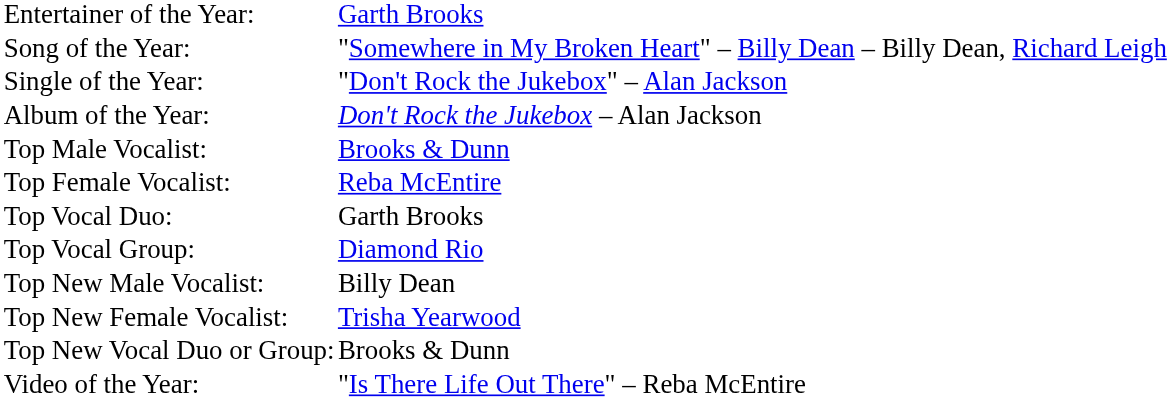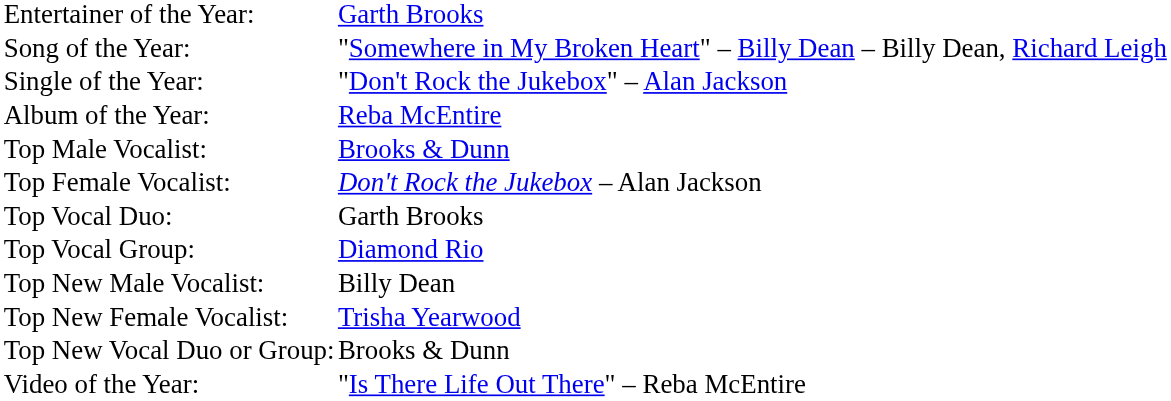(550, 115) Don't Rock the Jukebox – Alan Jackson -> (420, 115) Reba McEntire
(420, 182) Reba McEntire -> (550, 182) Don't Rock the Jukebox – Alan Jackson
